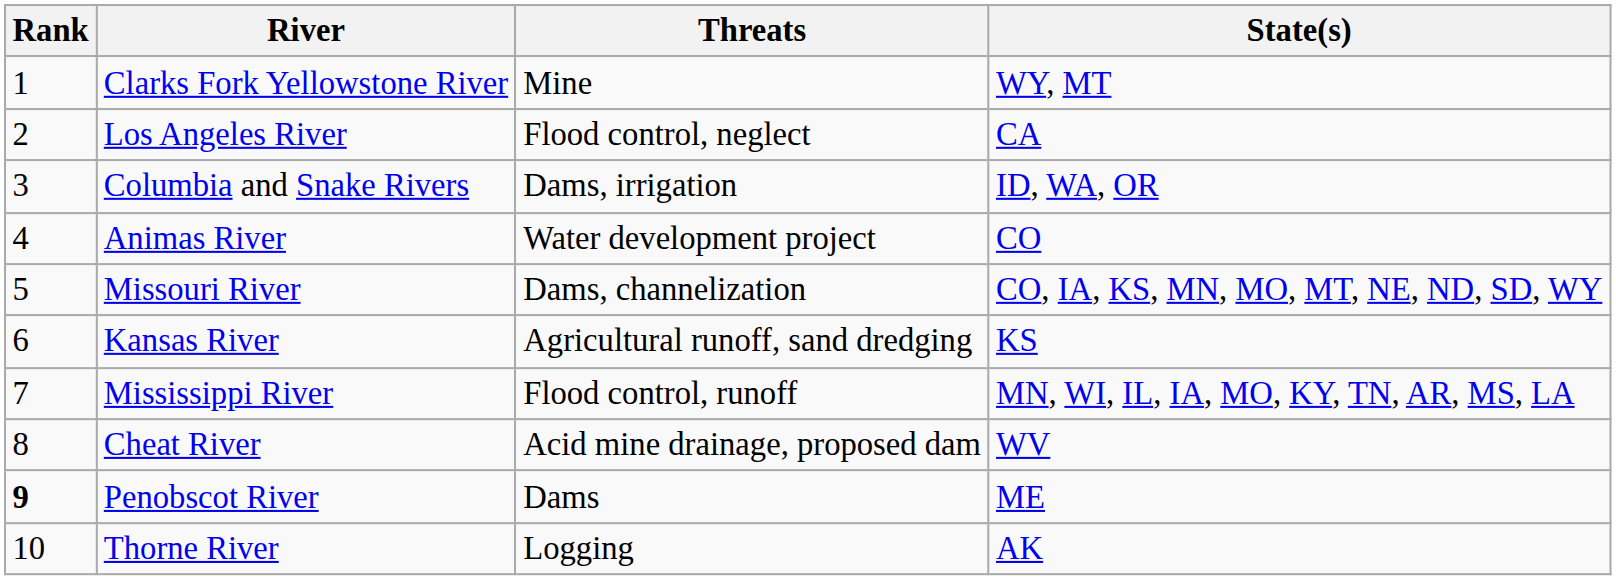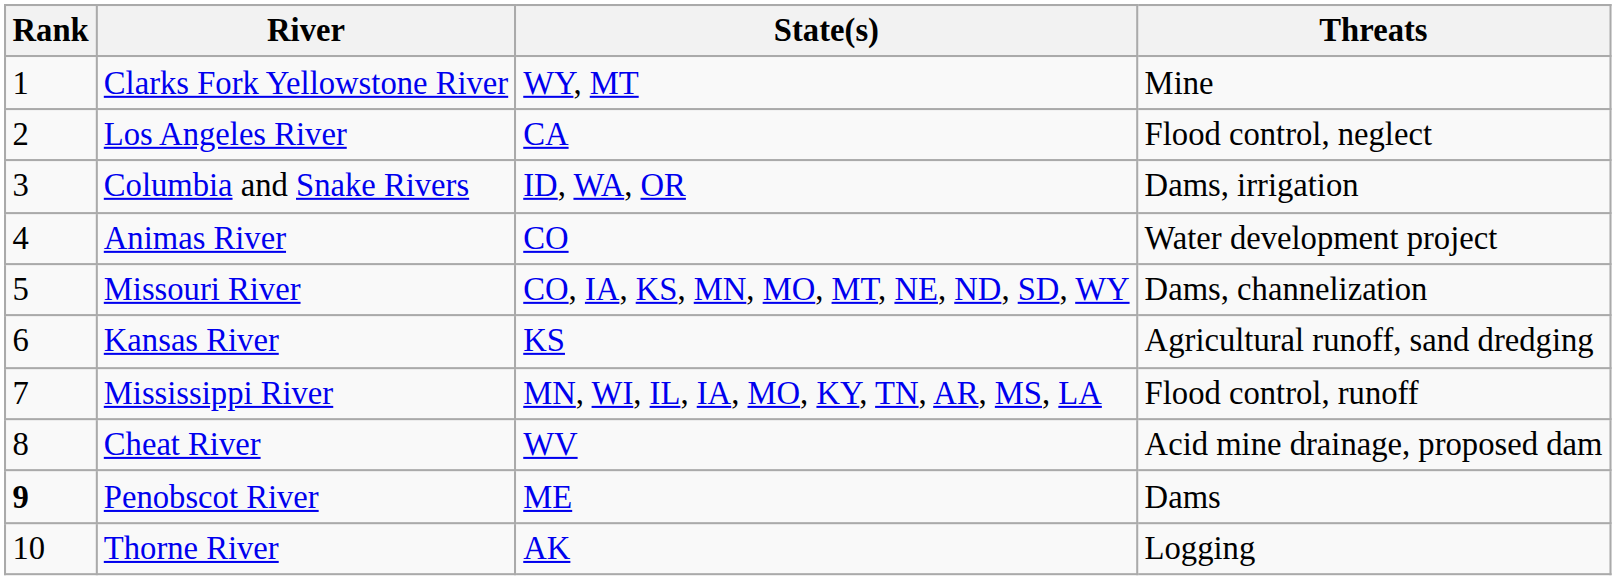columns swapped: (1299, 30) <-> (752, 30)
